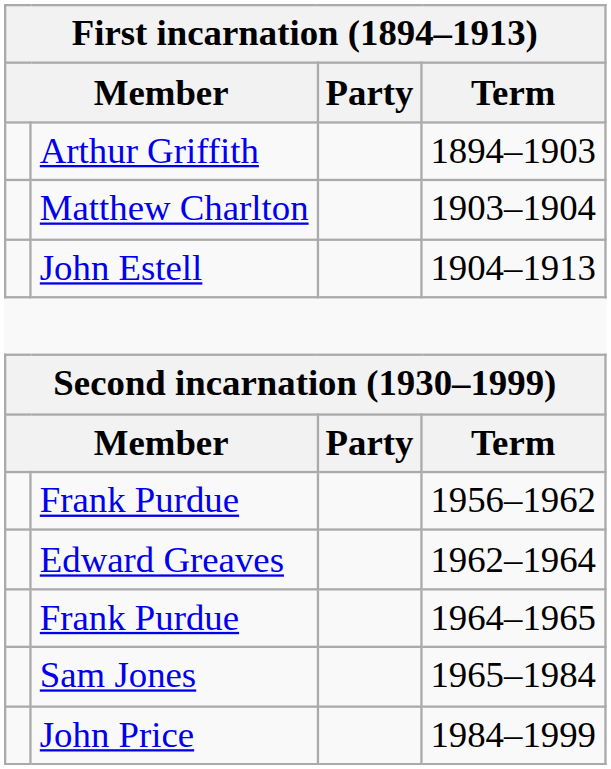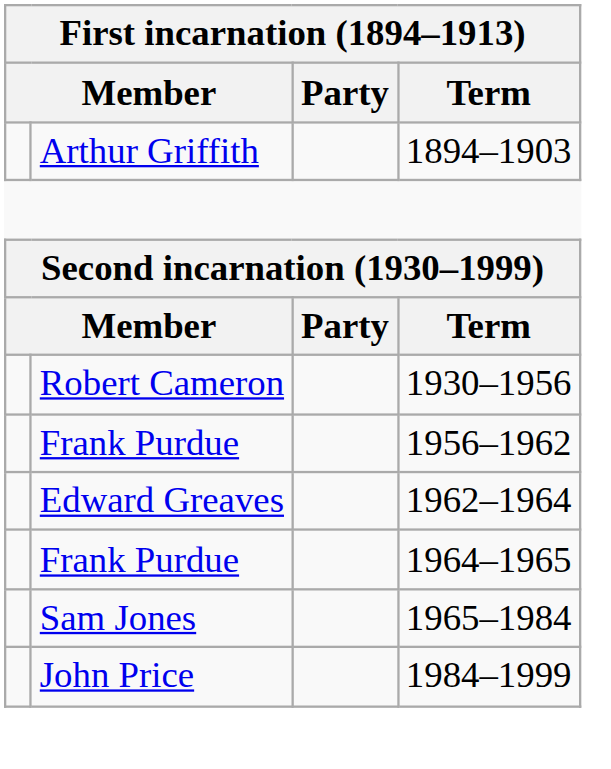- row: (174, 208)
- row: (121, 267)
+ row: (162, 383)
